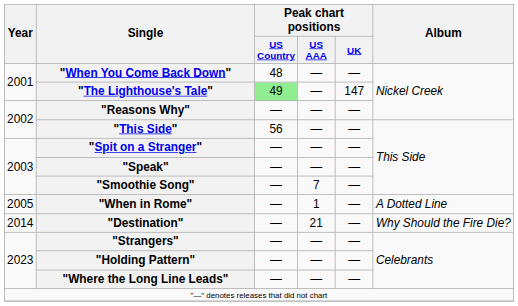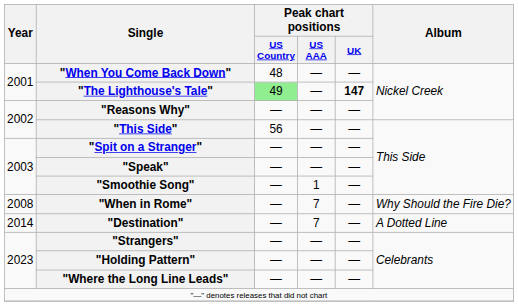(354, 91) normal -> (354, 91) bold
(316, 185) 7 -> (316, 185) 1
(20, 204) 2005 -> (20, 204) 2008
(316, 204) 1 -> (316, 204) 7
(412, 204) A Dotted Line -> (443, 204) Why Should the Fire Die?
(316, 223) 21 -> (316, 223) 7
(443, 223) Why Should the Fire Die? -> (412, 223) A Dotted Line
